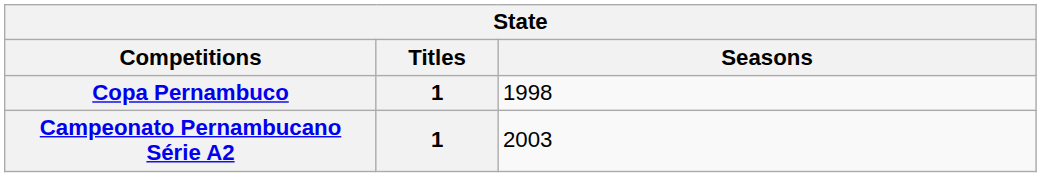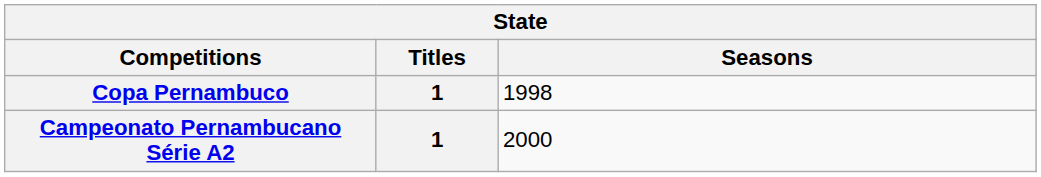(528, 140) 2003 -> (528, 140) 2000
